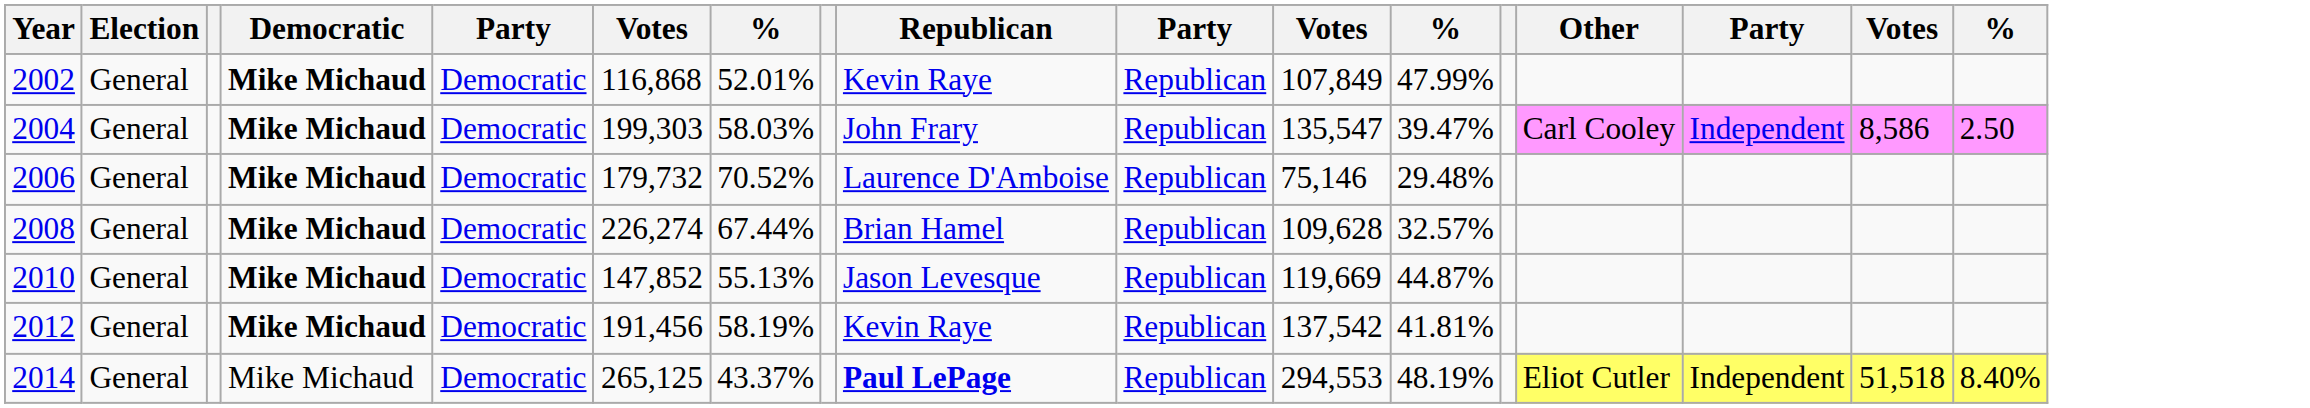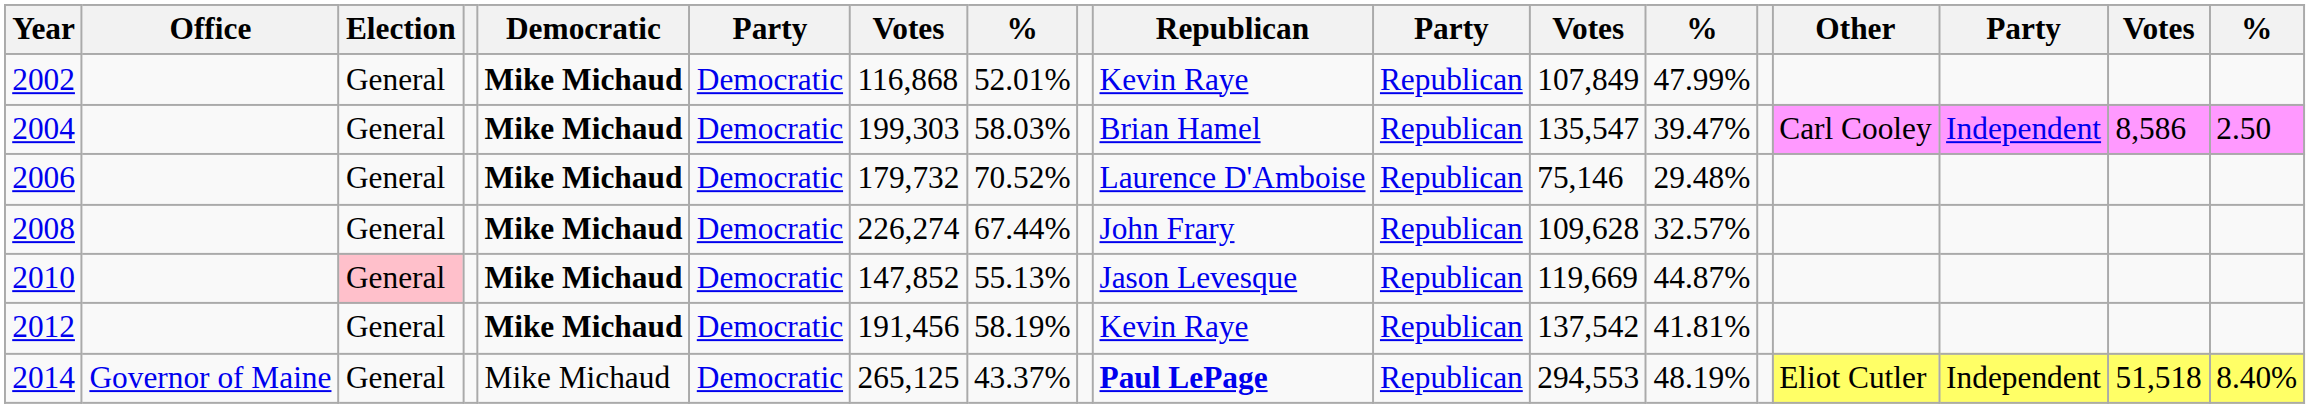+ column: (210, 29)
(910, 128) John Frary -> (1180, 128) Brian Hamel
(924, 228) Brian Hamel -> (1167, 228) John Frary
(139, 278) no background -> (396, 278) pink background
